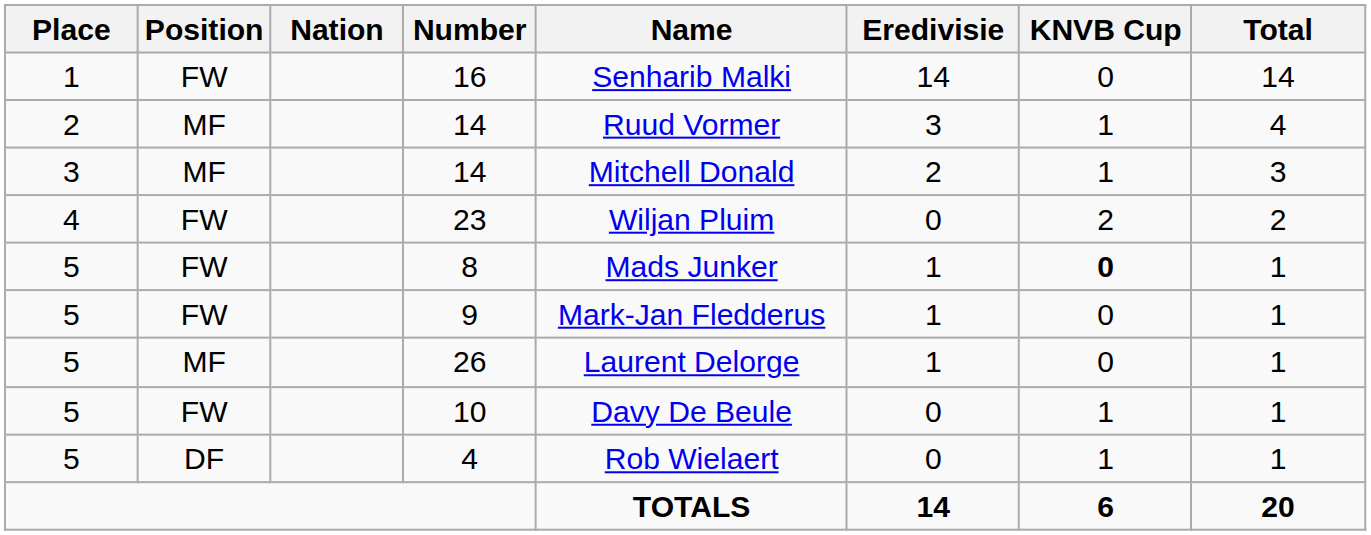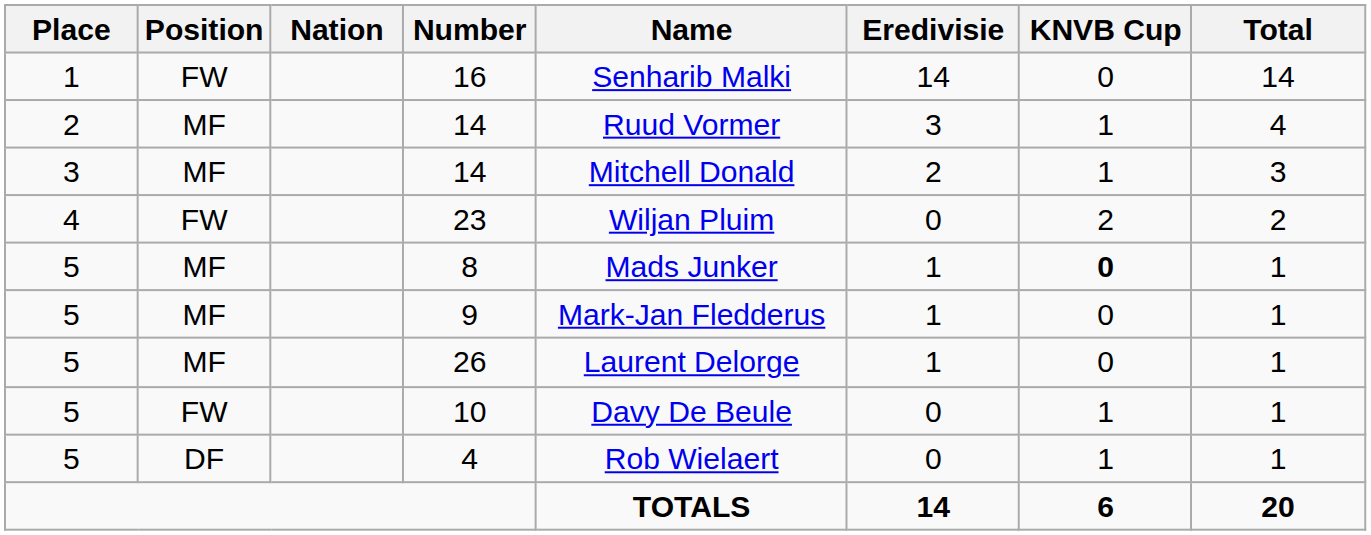(204, 267) FW -> (204, 267) MF
(204, 315) FW -> (204, 315) MF
